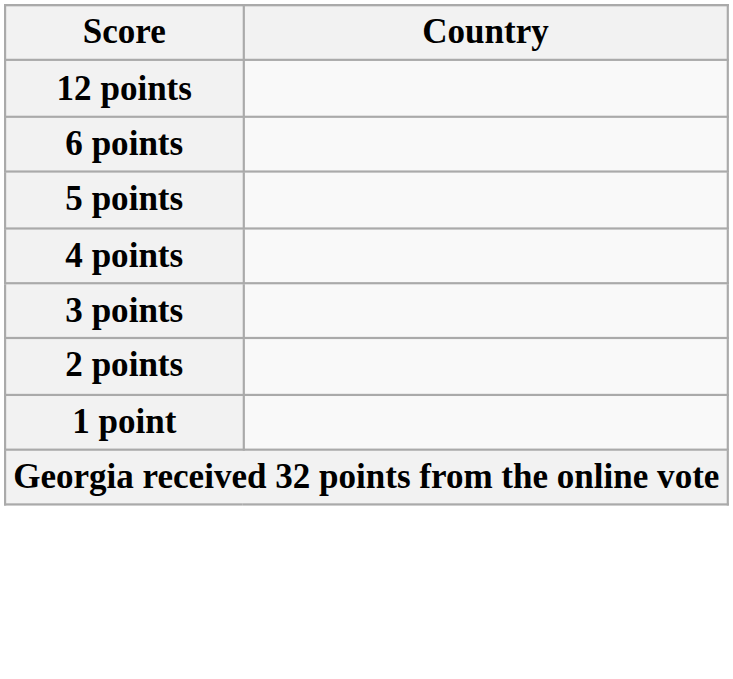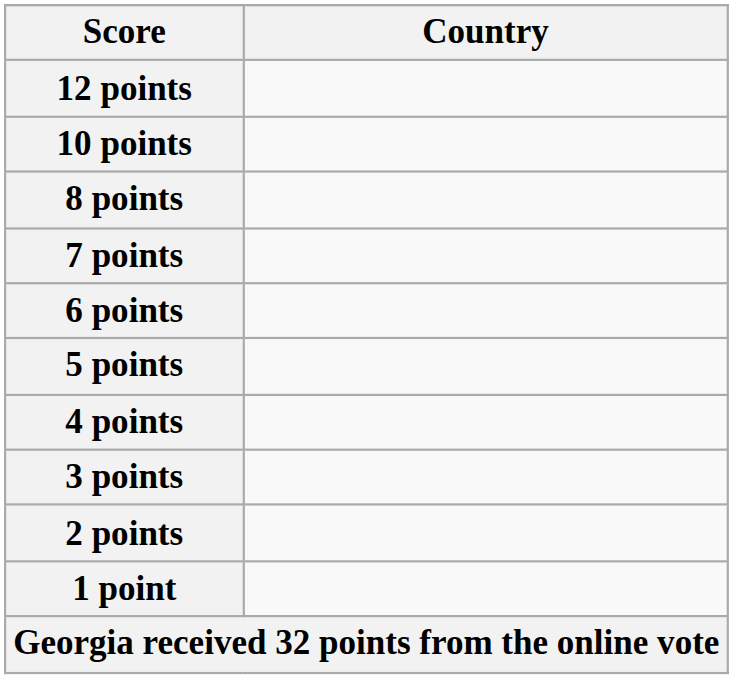+ row: (124, 143)
+ row: (124, 198)
+ row: (124, 254)
